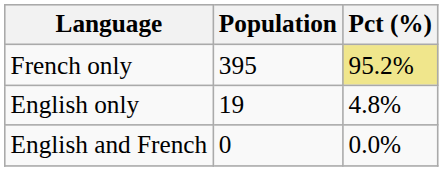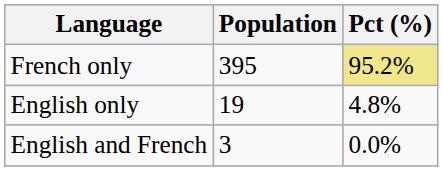(225, 144) 0 -> (225, 144) 3
